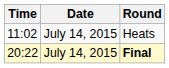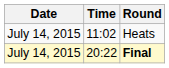columns swapped: (80, 14) <-> (23, 14)
